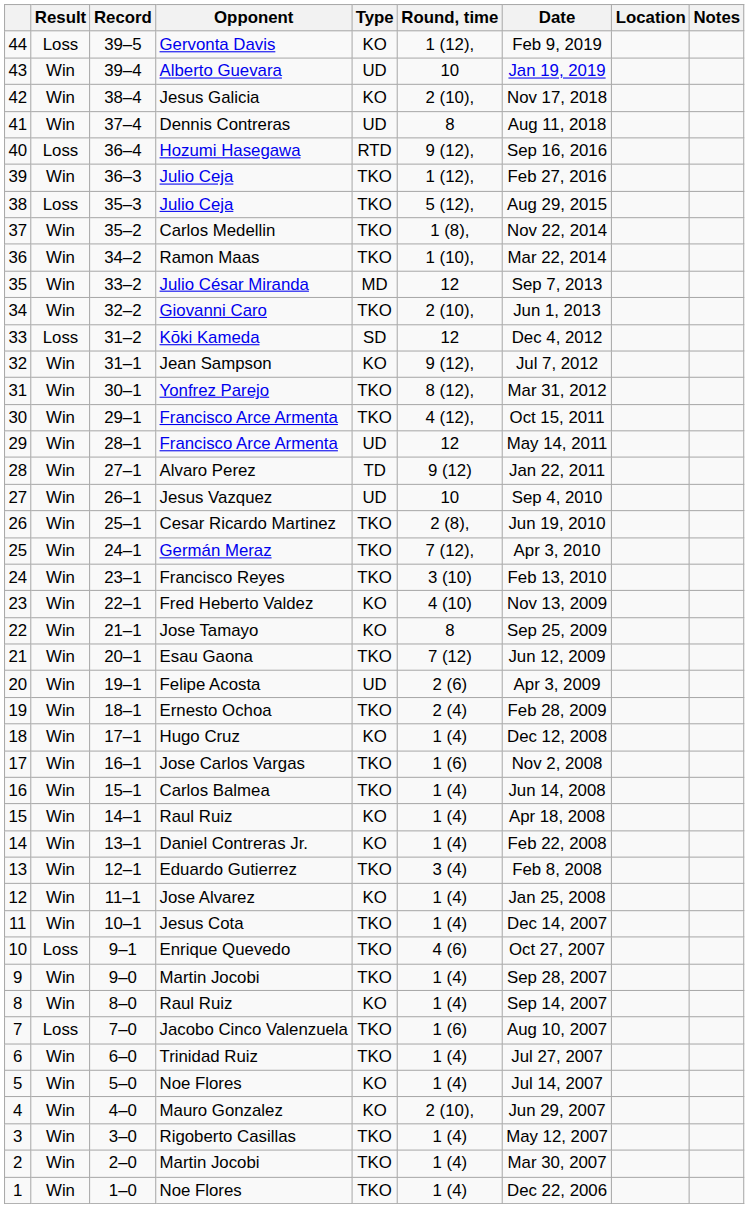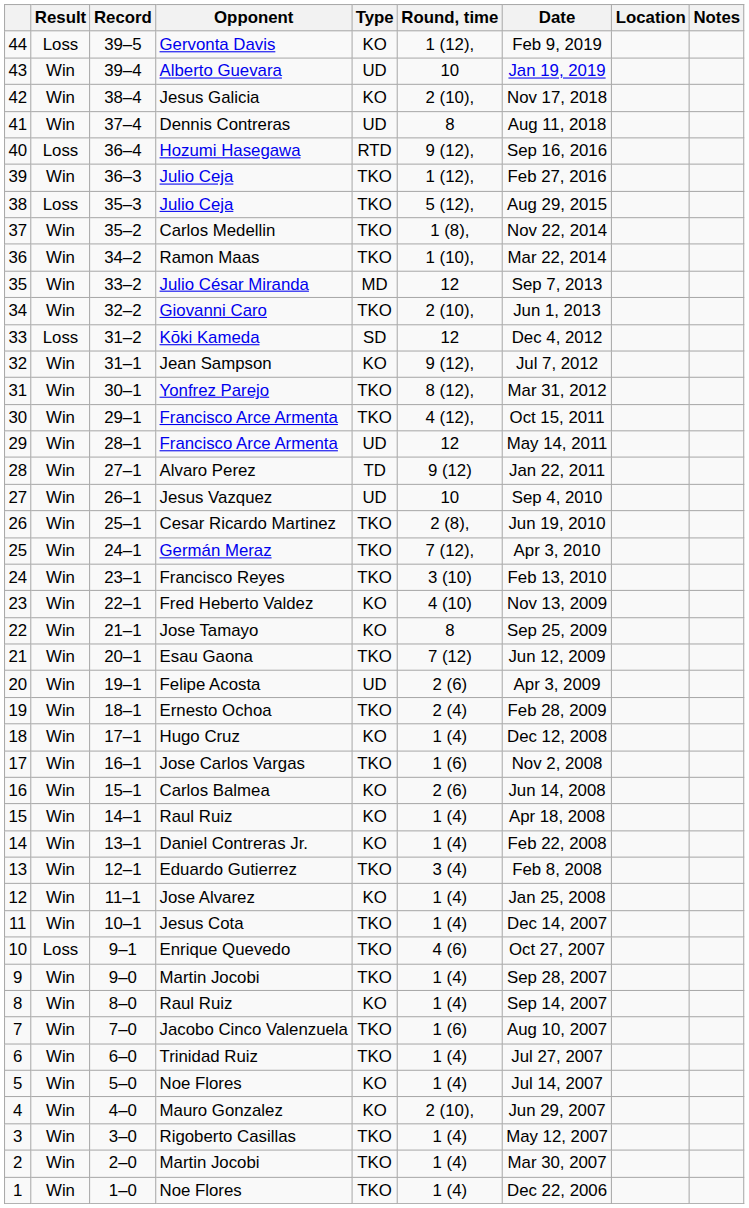(375, 790) TKO -> (375, 790) KO
(450, 790) 1 (4) -> (450, 790) 2 (6)
(60, 1030) Loss -> (61, 1030) Win
